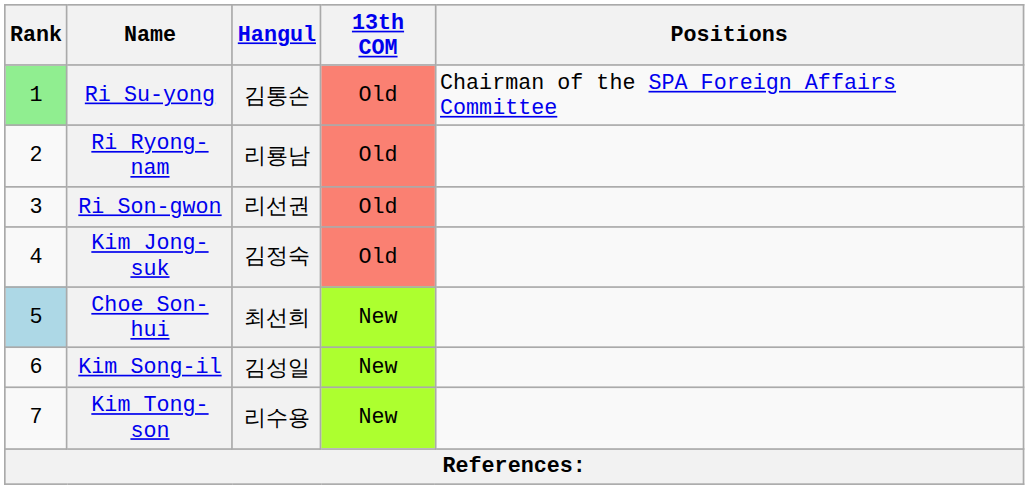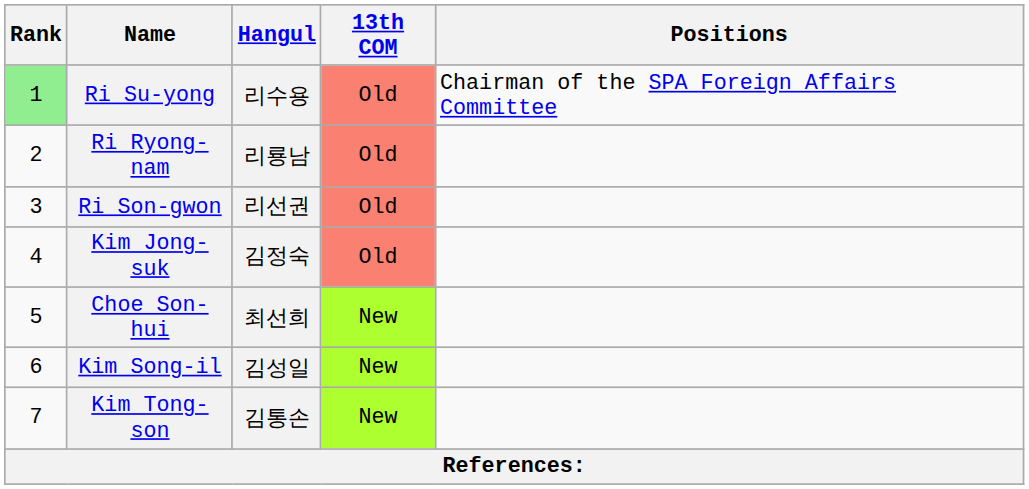(277, 96) 김통손 -> (277, 96) 리수용
(36, 317) lightblue background -> (36, 317) no background
(277, 419) 리수용 -> (277, 419) 김통손
